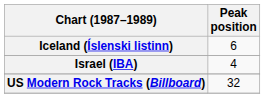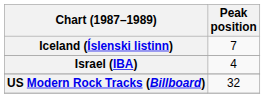(234, 45) 6 -> (234, 45) 7
